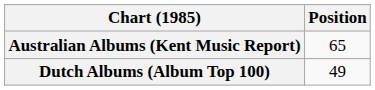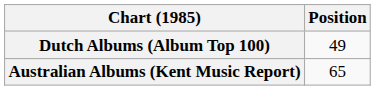rows swapped: (154, 44) <-> (154, 71)
